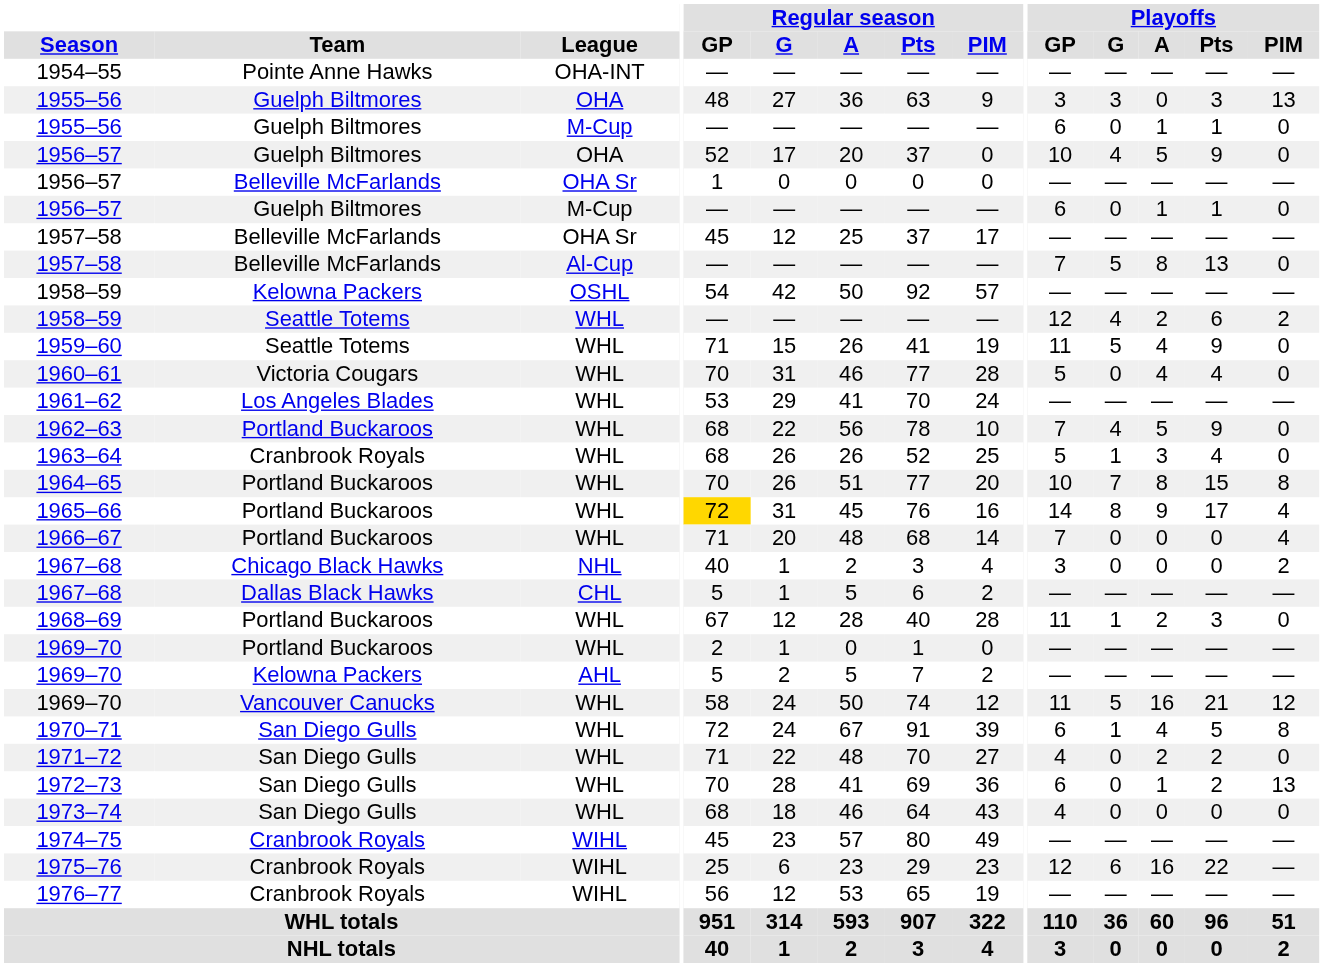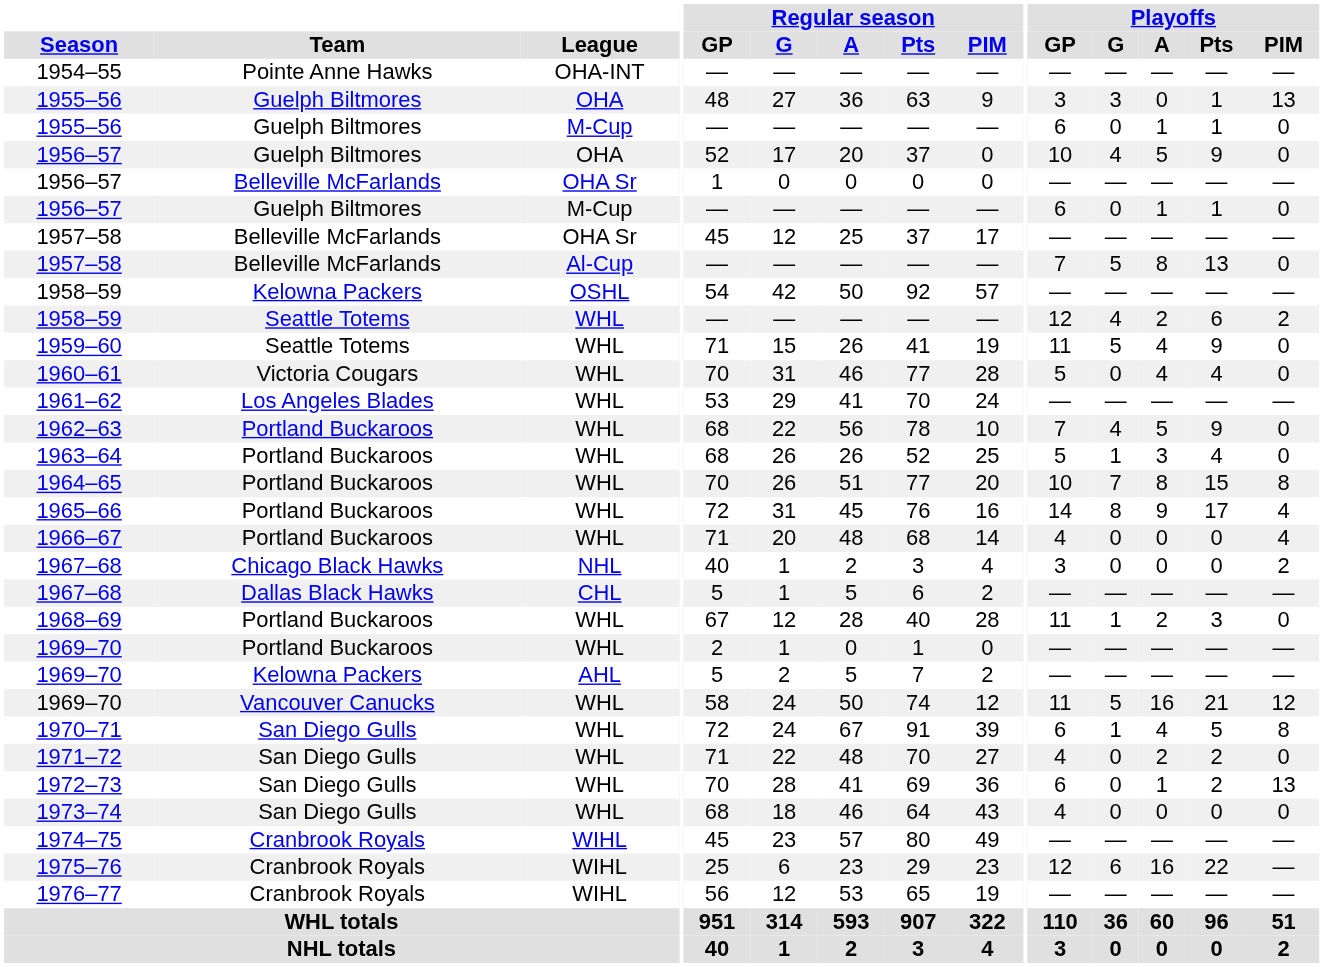(1217, 99) 3 -> (1217, 99) 1
(337, 455) Cranbrook Royals -> (337, 455) Portland Buckaroos
(717, 510) gold background -> (717, 510) no background
(1060, 538) 7 -> (1060, 538) 4
